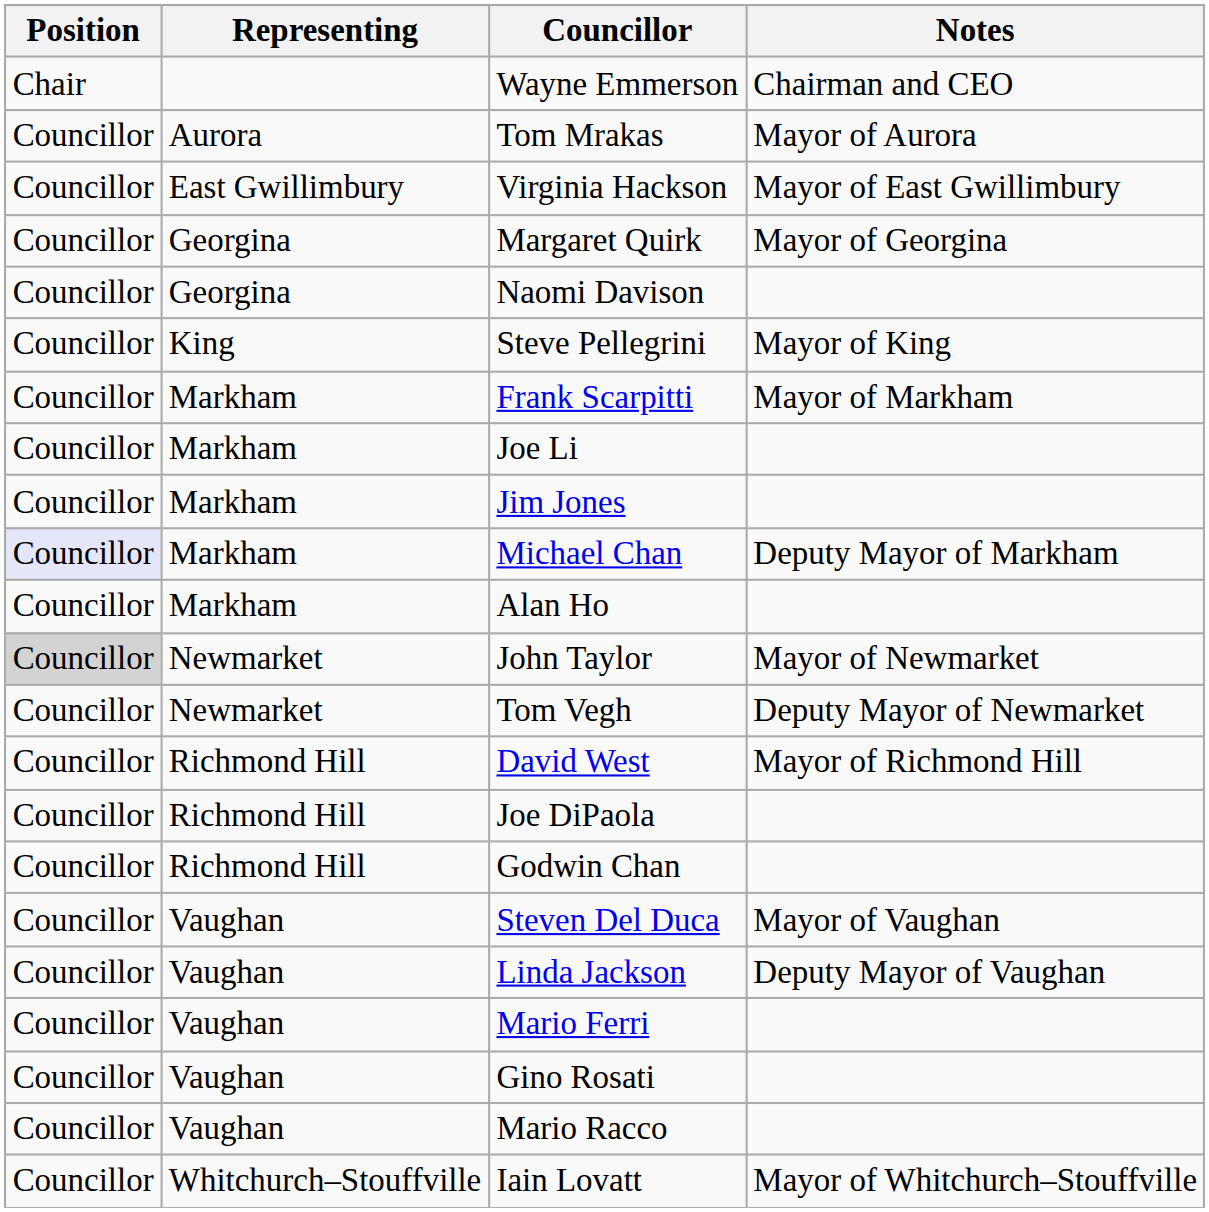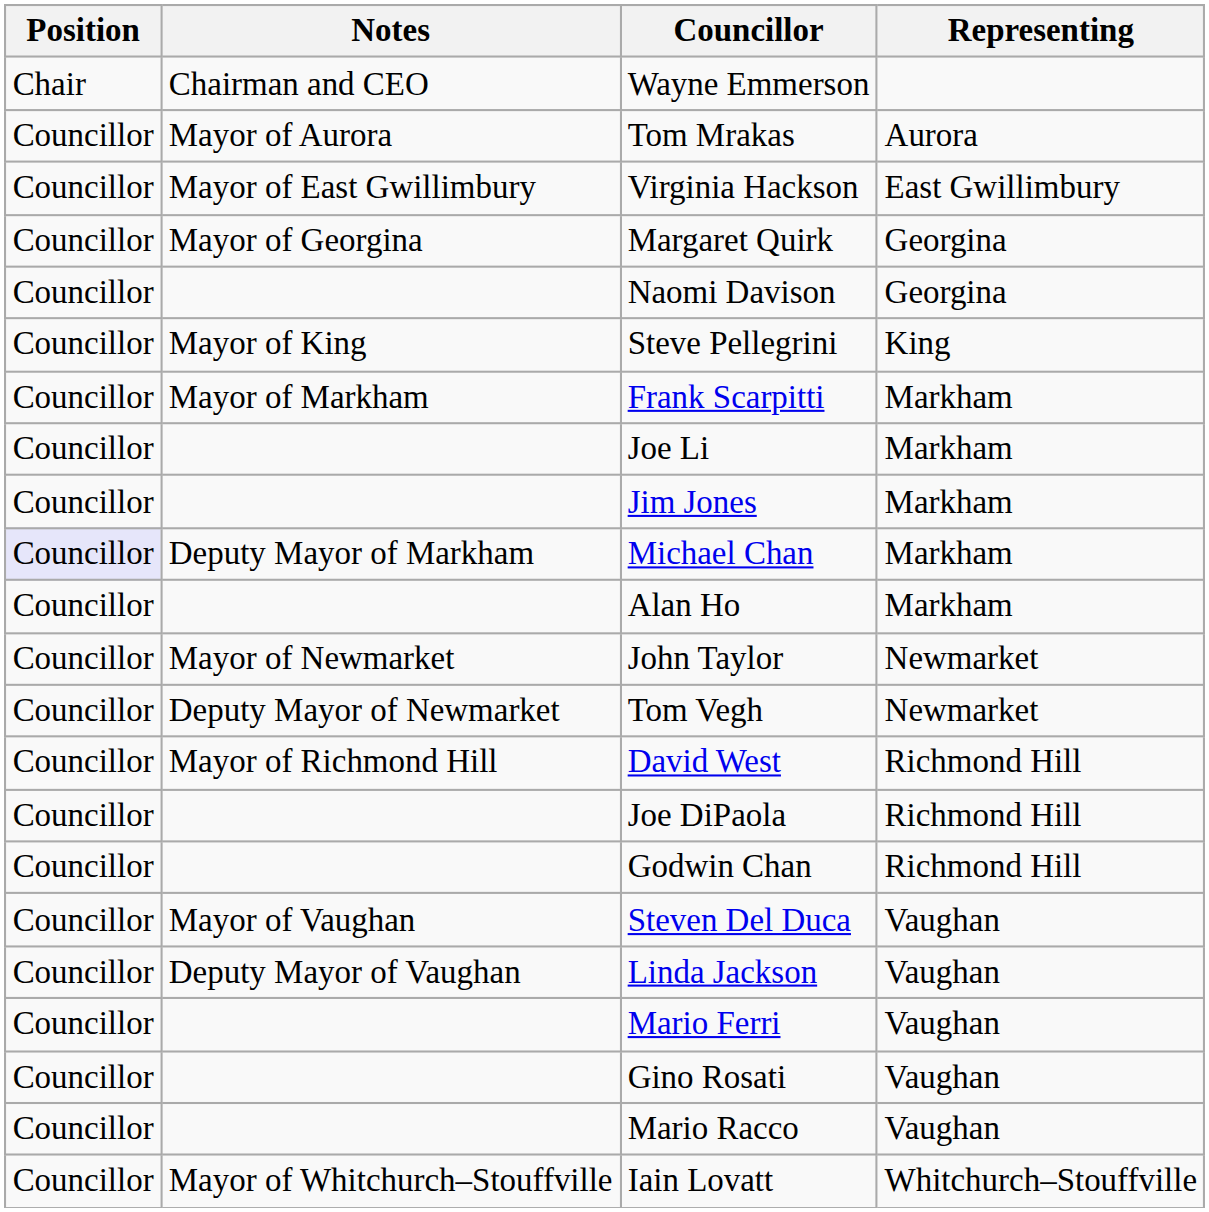columns swapped: (325, 30) <-> (975, 30)
(83, 657) lightgrey background -> (83, 657) no background
